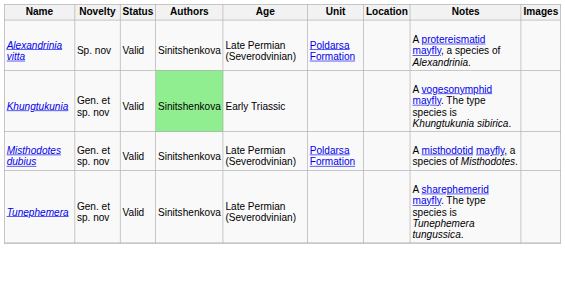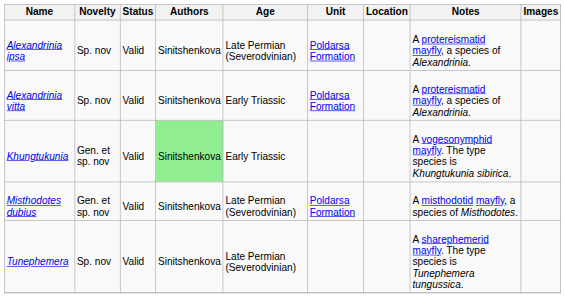+ row: (34, 51)
(261, 51) Late Permian (Severodvinian) -> (255, 101) Early Triassic
(93, 212) Gen. et sp. nov -> (94, 262) Sp. nov
